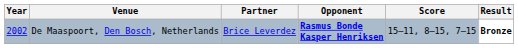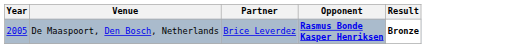- column: (432, 11)
(17, 31) 2002 -> (17, 31) 2005
